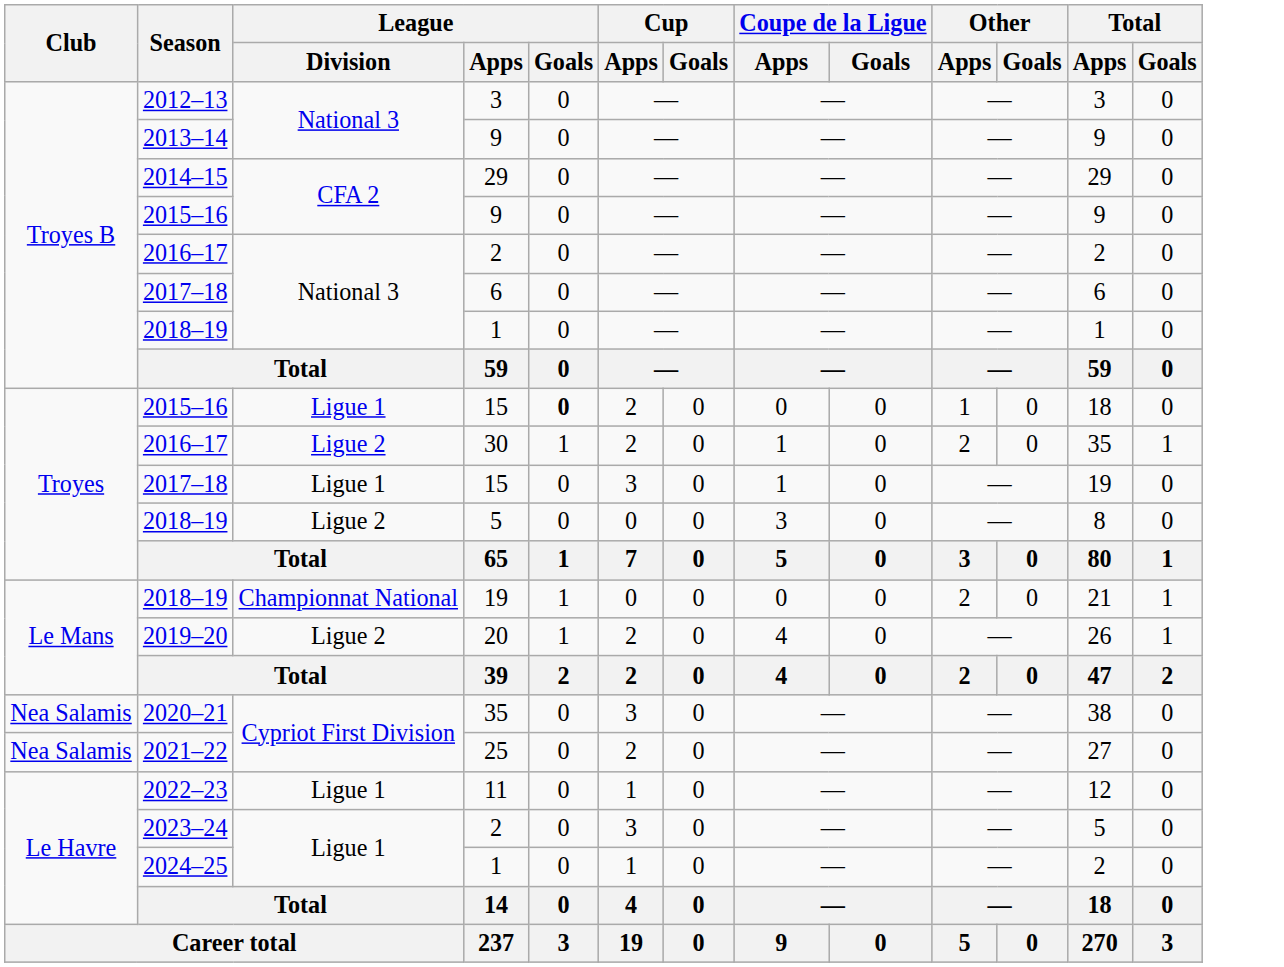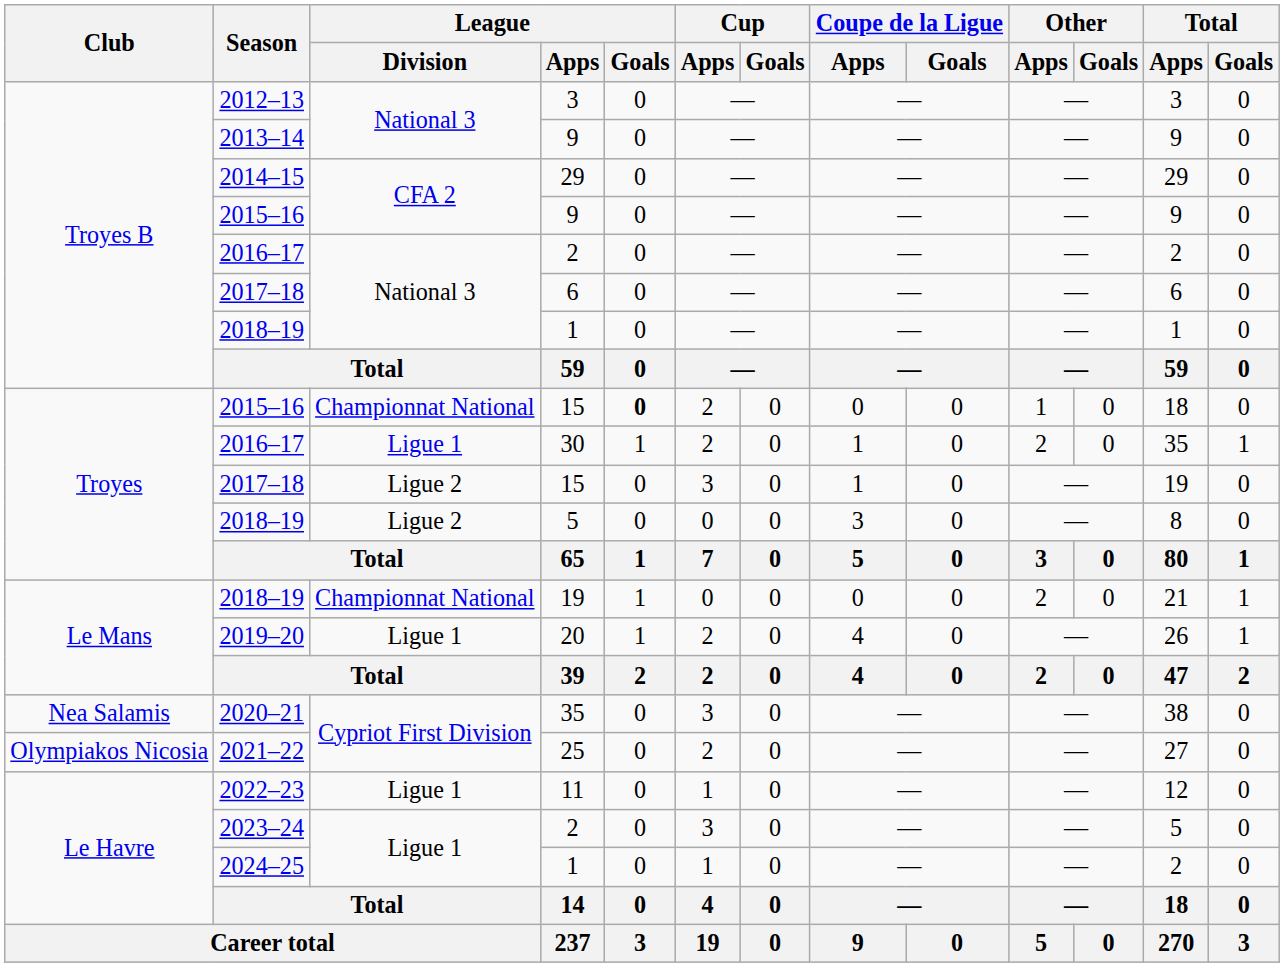(348, 406) Ligue 1 -> (425, 406) Championnat National
(348, 445) Ligue 2 -> (425, 445) Ligue 1
(348, 483) Ligue 1 -> (425, 483) Ligue 2
(348, 636) Ligue 2 -> (425, 636) Ligue 1
(71, 751) Nea Salamis -> (109, 751) Olympiakos Nicosia
